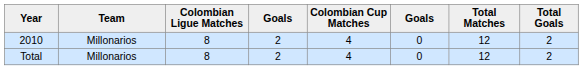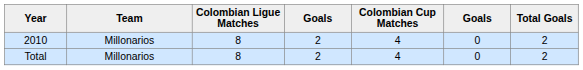- column: (484, 18)
